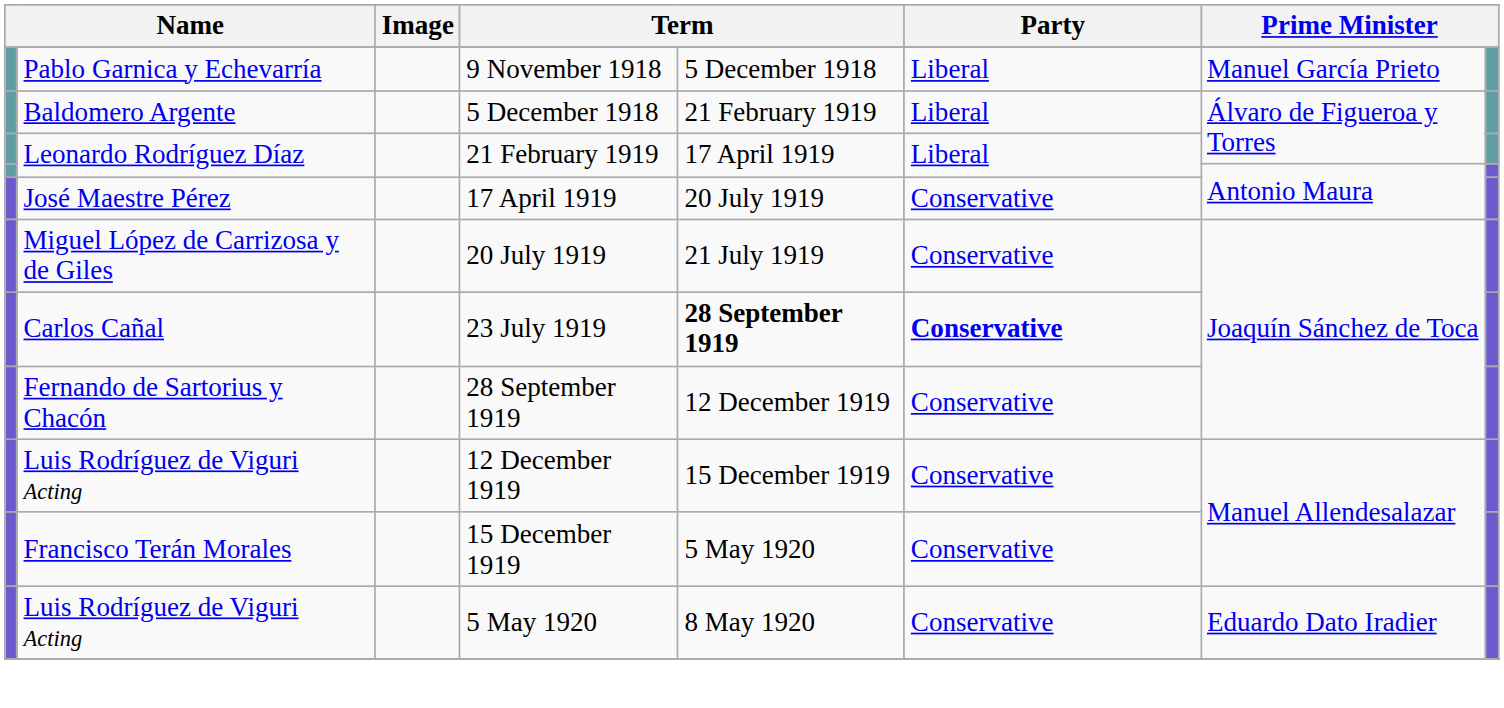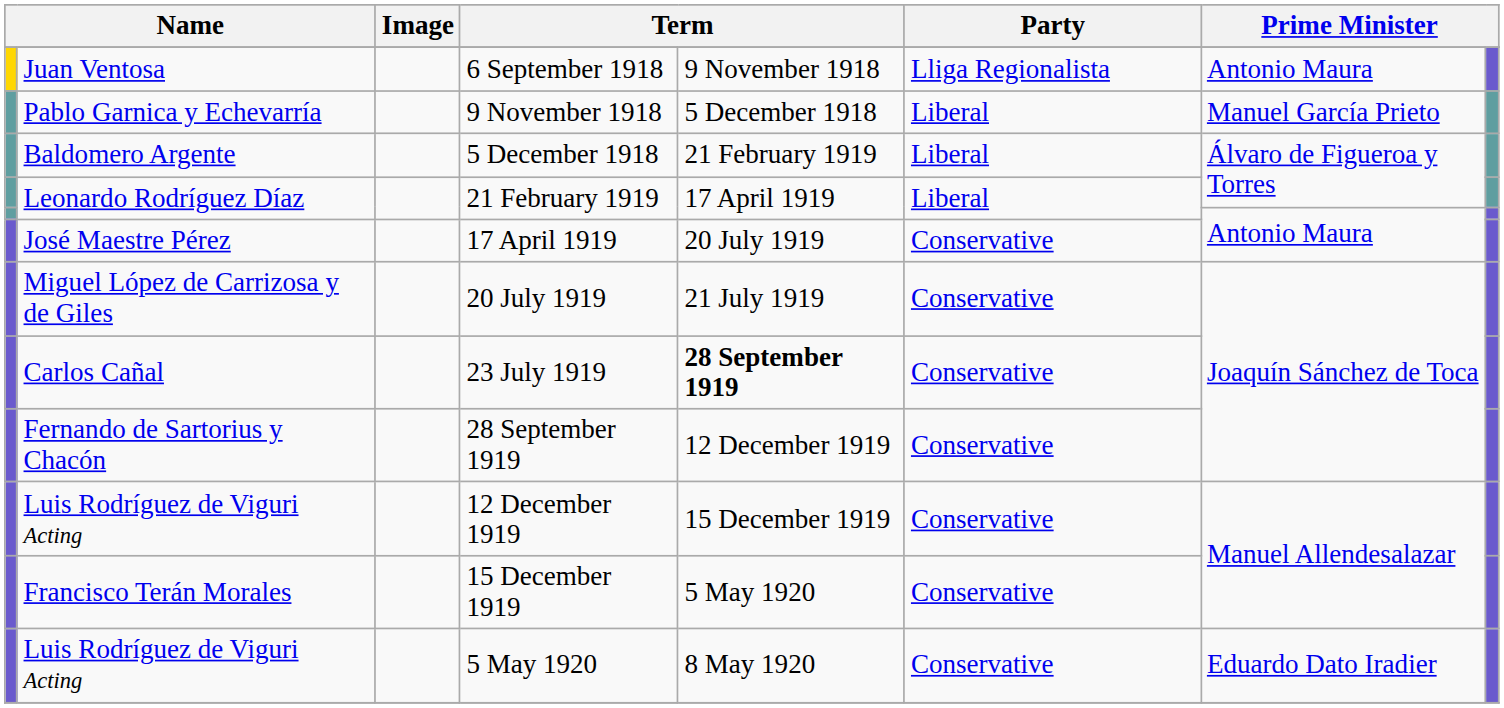+ row: (94, 68)
(987, 328) bold -> (982, 371) normal
